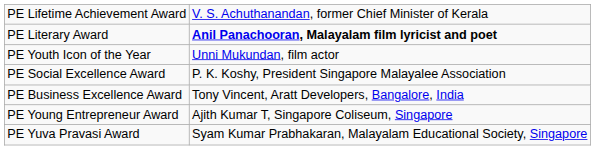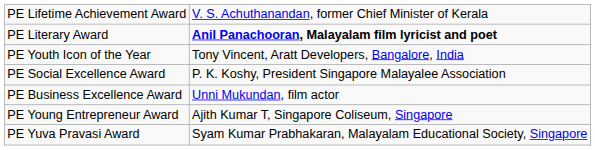(265, 54) Unni Mukundan, film actor -> (328, 54) Tony Vincent, Aratt Developers, Bangalore, India
(328, 94) Tony Vincent, Aratt Developers, Bangalore, India -> (265, 94) Unni Mukundan, film actor
